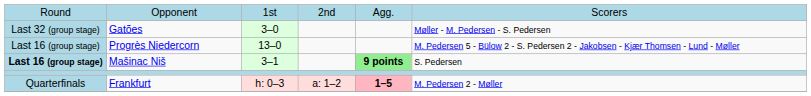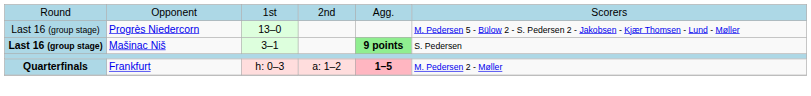- row: (126, 29)
(55, 83) normal -> (55, 67) bold
